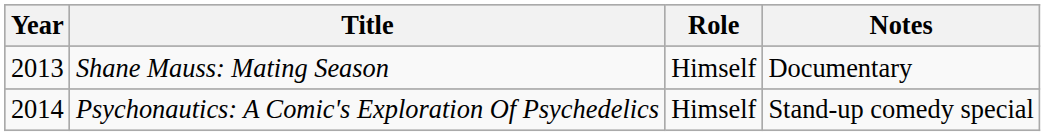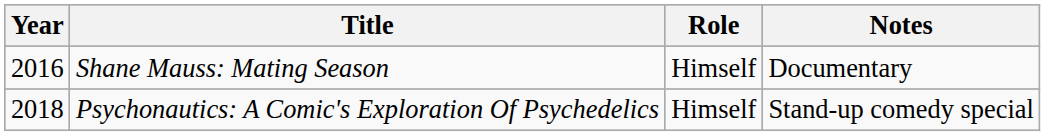(37, 67) 2013 -> (37, 67) 2016
(37, 109) 2014 -> (37, 109) 2018
